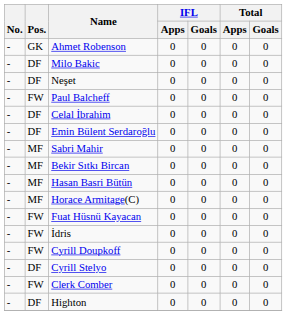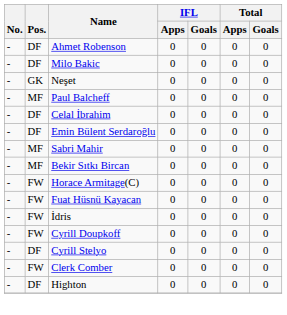(35, 47) GK -> (34, 47) DF
(34, 81) DF -> (35, 81) GK
(36, 98) FW -> (35, 98) MF
- row: (92, 183)
(35, 200) MF -> (36, 183) FW
